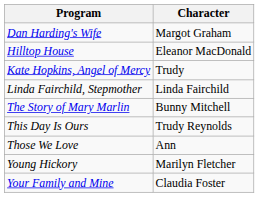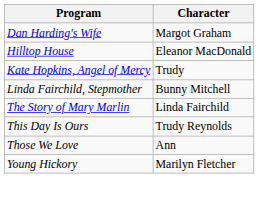(192, 88) Linda Fairchild -> (193, 88) Bunny Mitchell
(193, 107) Bunny Mitchell -> (192, 107) Linda Fairchild
- row: (60, 182)
